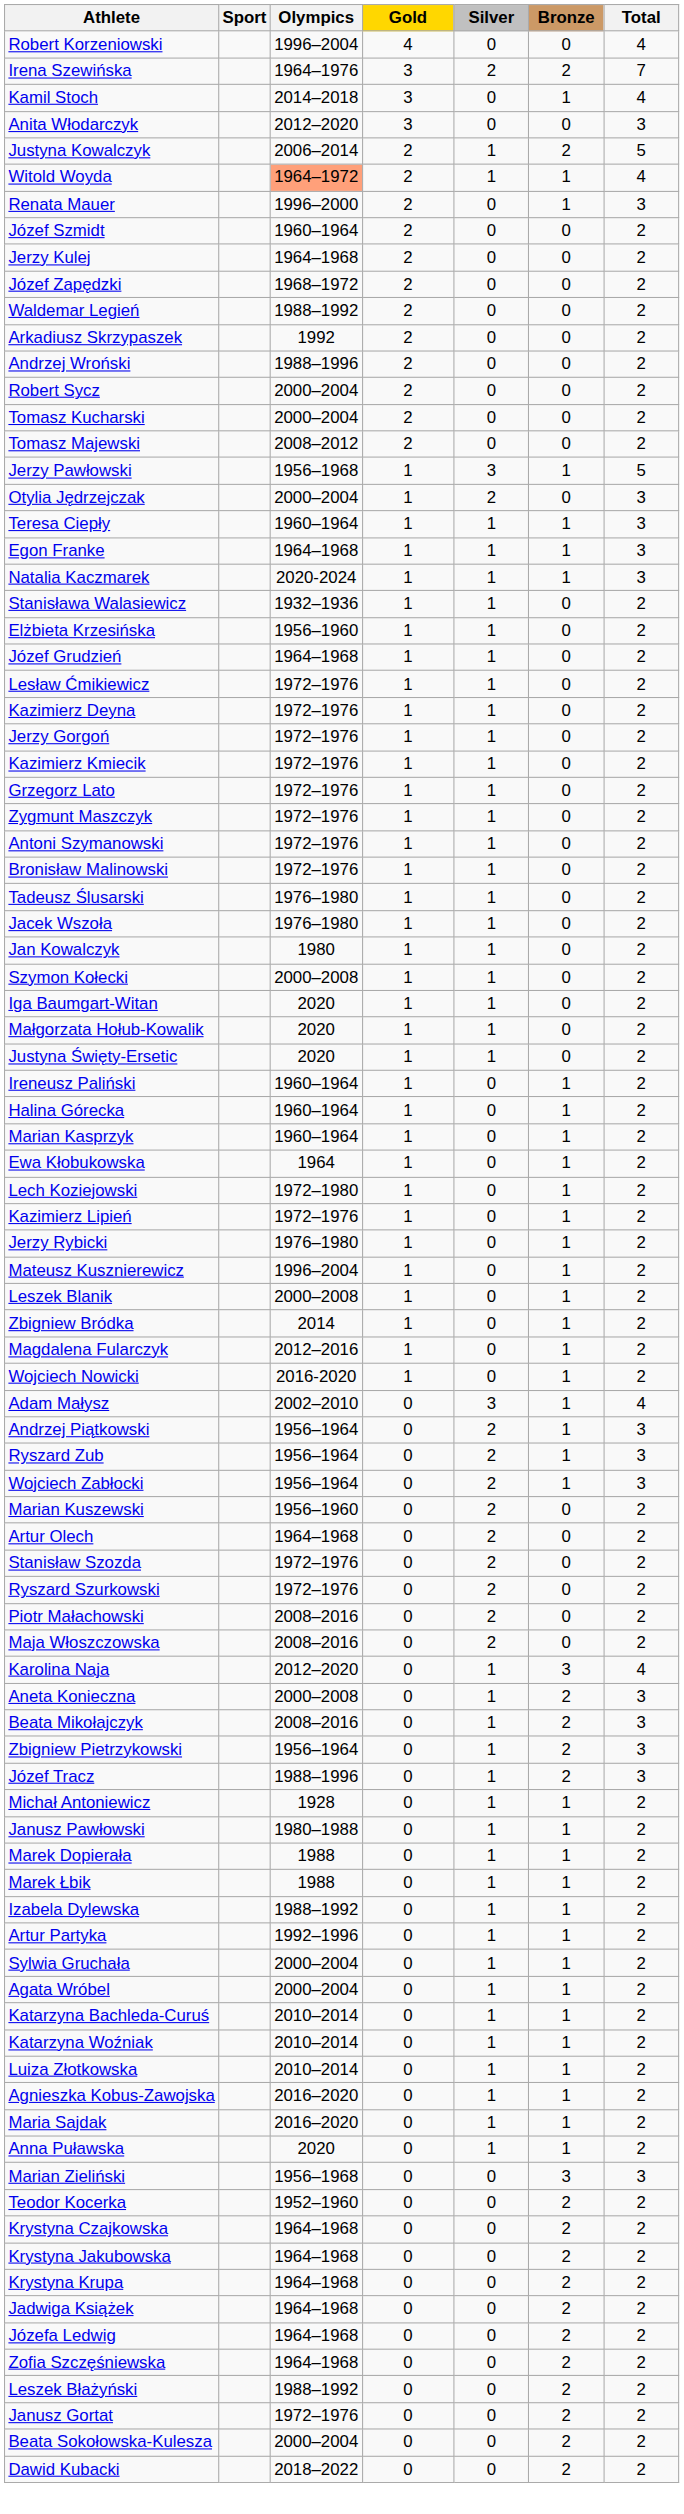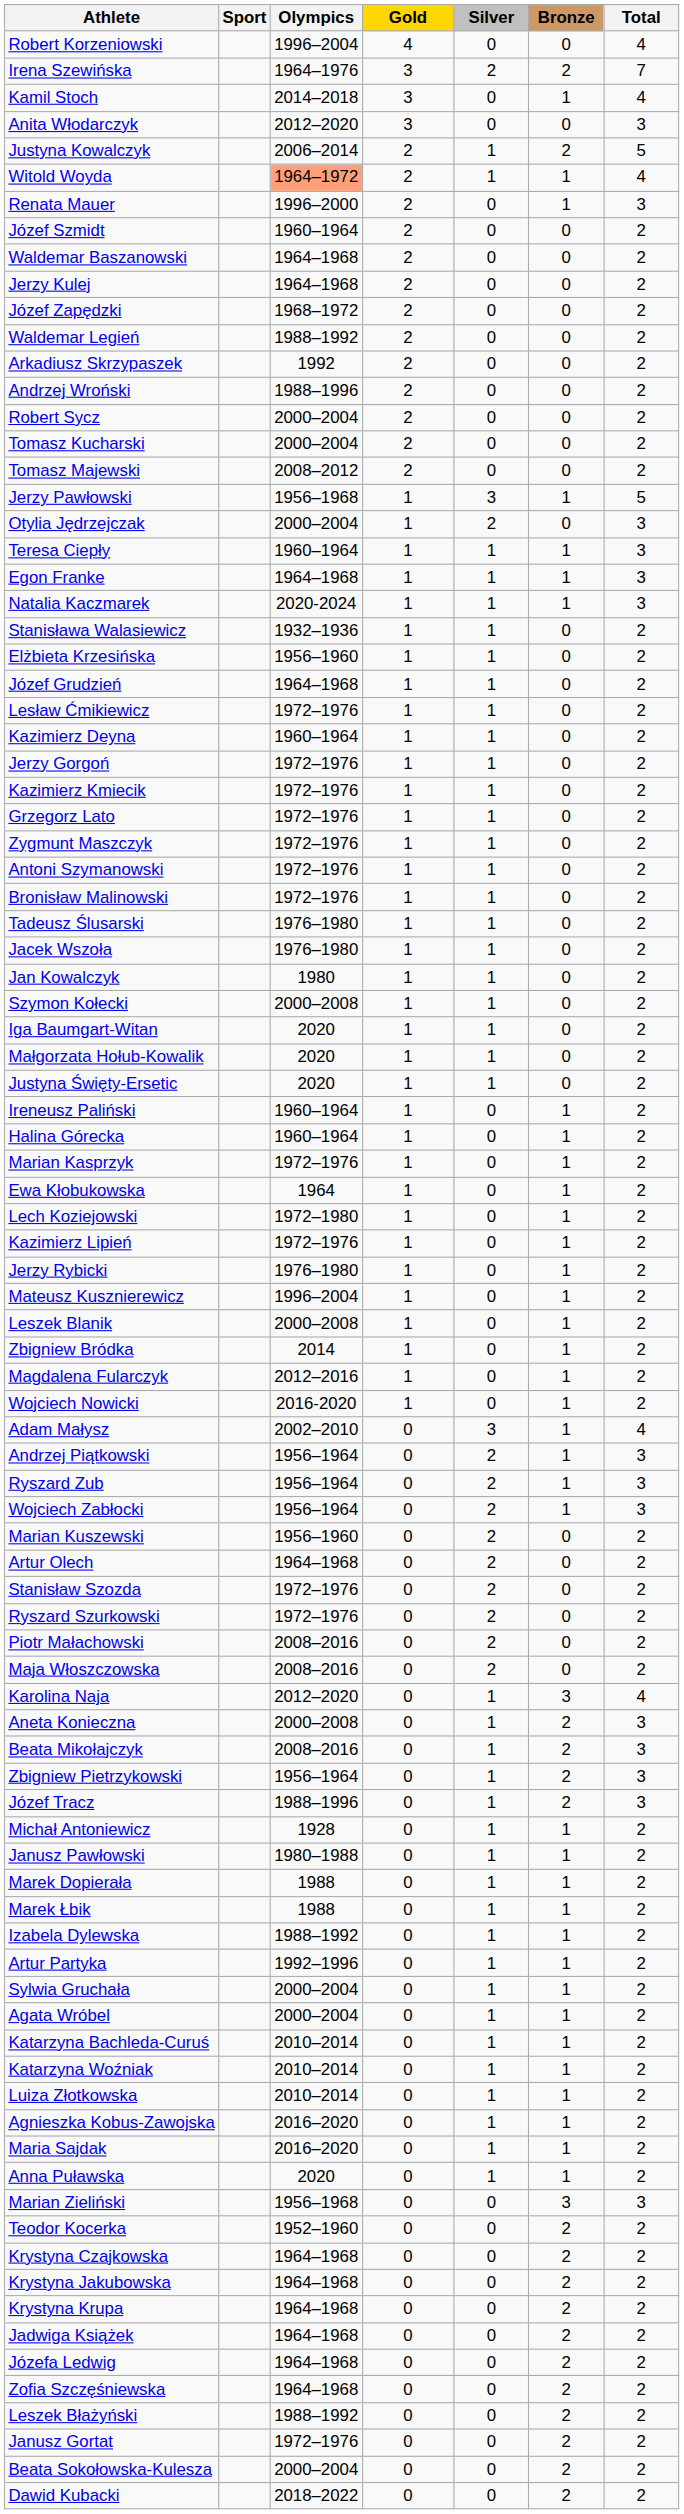+ row: (98, 257)
(316, 710) 1972–1976 -> (316, 737) 1960–1964
(316, 1136) 1960–1964 -> (316, 1163) 1972–1976
